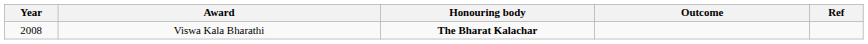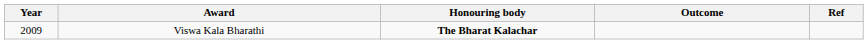(31, 30) 2008 -> (31, 30) 2009
